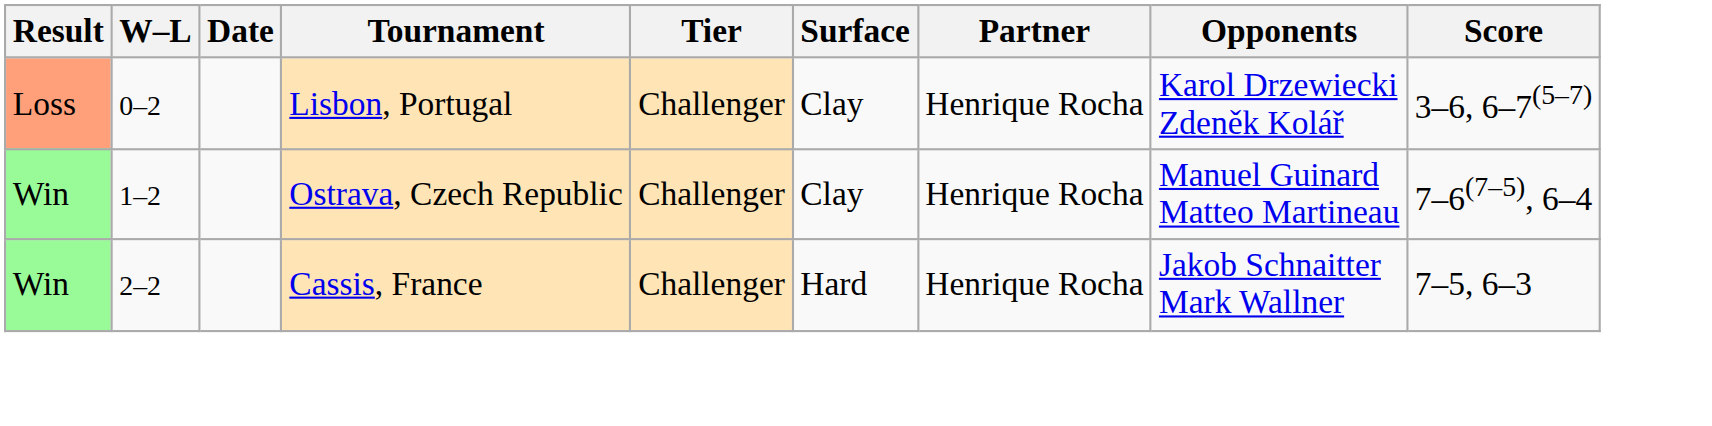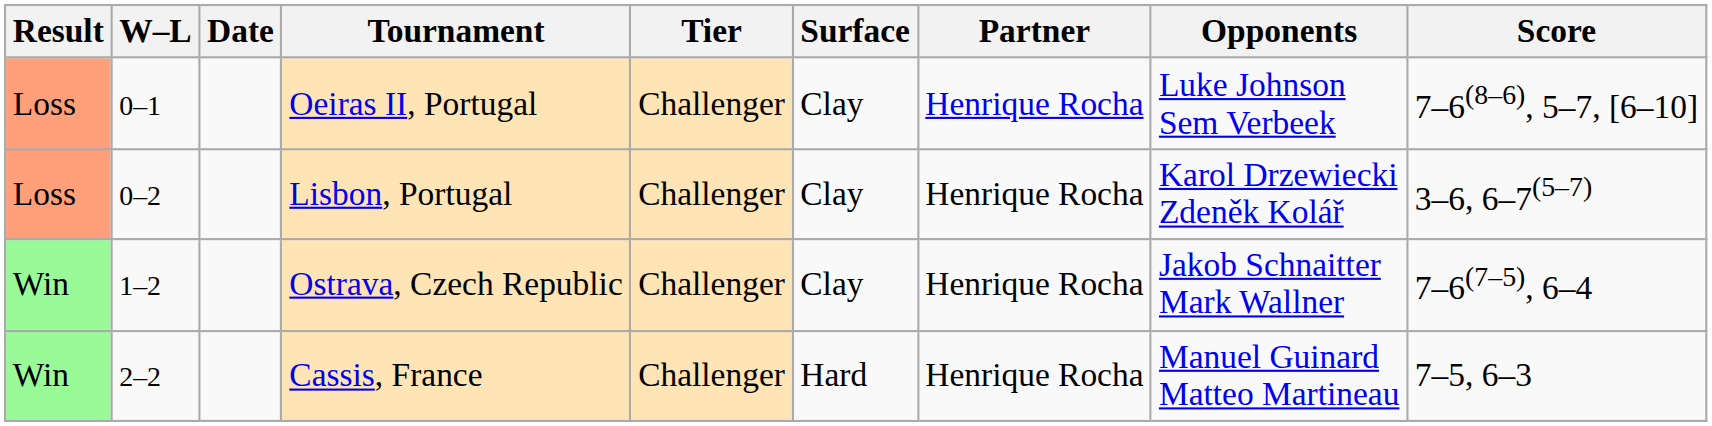+ row: (413, 102)
(1279, 193) Manuel Guinard Matteo Martineau -> (1270, 284) Jakob Schnaitter Mark Wallner
(1270, 284) Jakob Schnaitter Mark Wallner -> (1279, 374) Manuel Guinard Matteo Martineau
